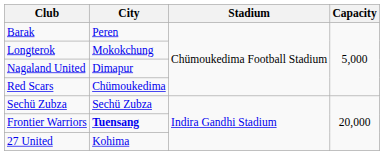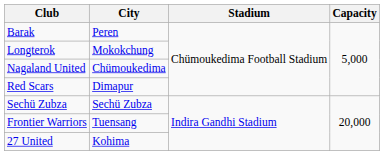(113, 68) Dimapur -> (129, 68) Chümoukedima
(129, 86) Chümoukedima -> (113, 86) Dimapur
(116, 123) bold -> (114, 123) normal
